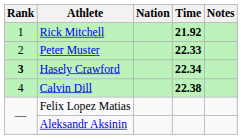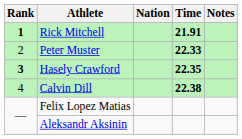(21, 32) normal -> (21, 32) bold
(188, 32) 21.92 -> (188, 32) 21.91
(188, 69) 22.34 -> (188, 69) 22.35
